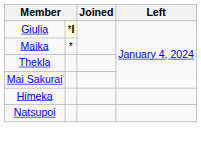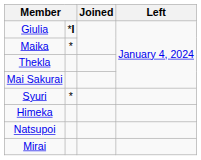(71, 29) lightyellow background -> (71, 29) no background
+ row: (35, 96)
+ row: (35, 146)
